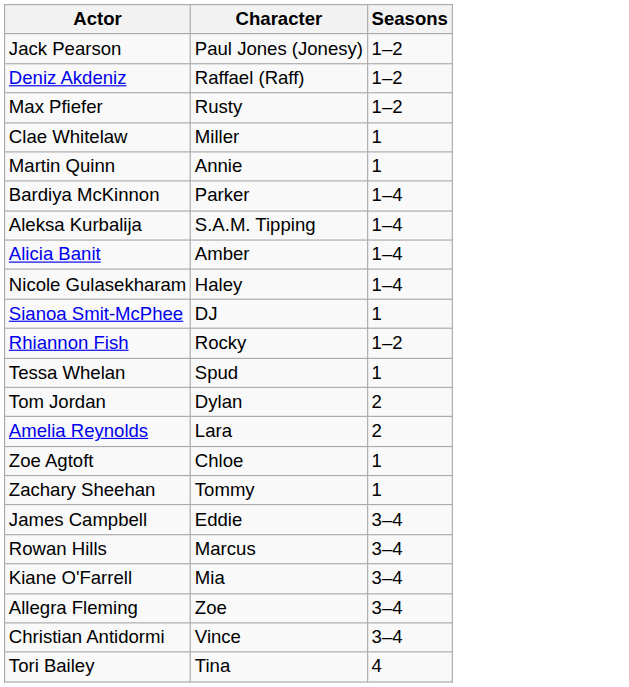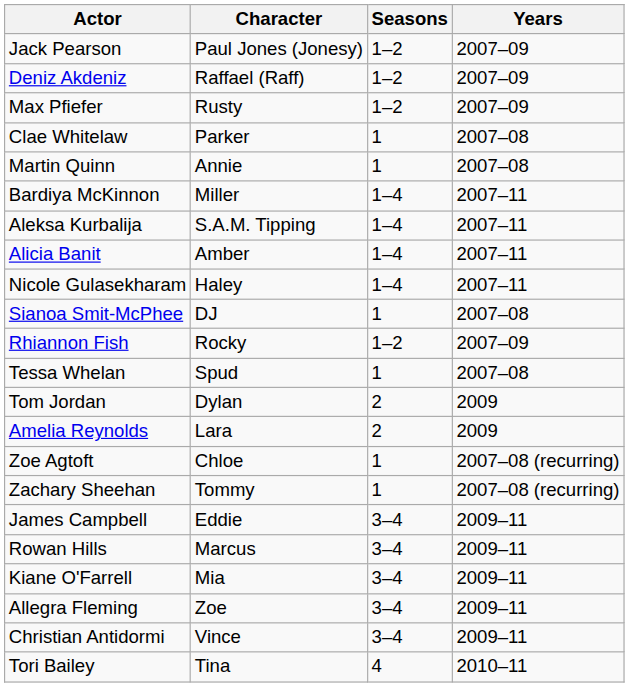+ column: (538, 19)
(217, 136) Miller -> (222, 136) Parker
(222, 195) Parker -> (217, 195) Miller
